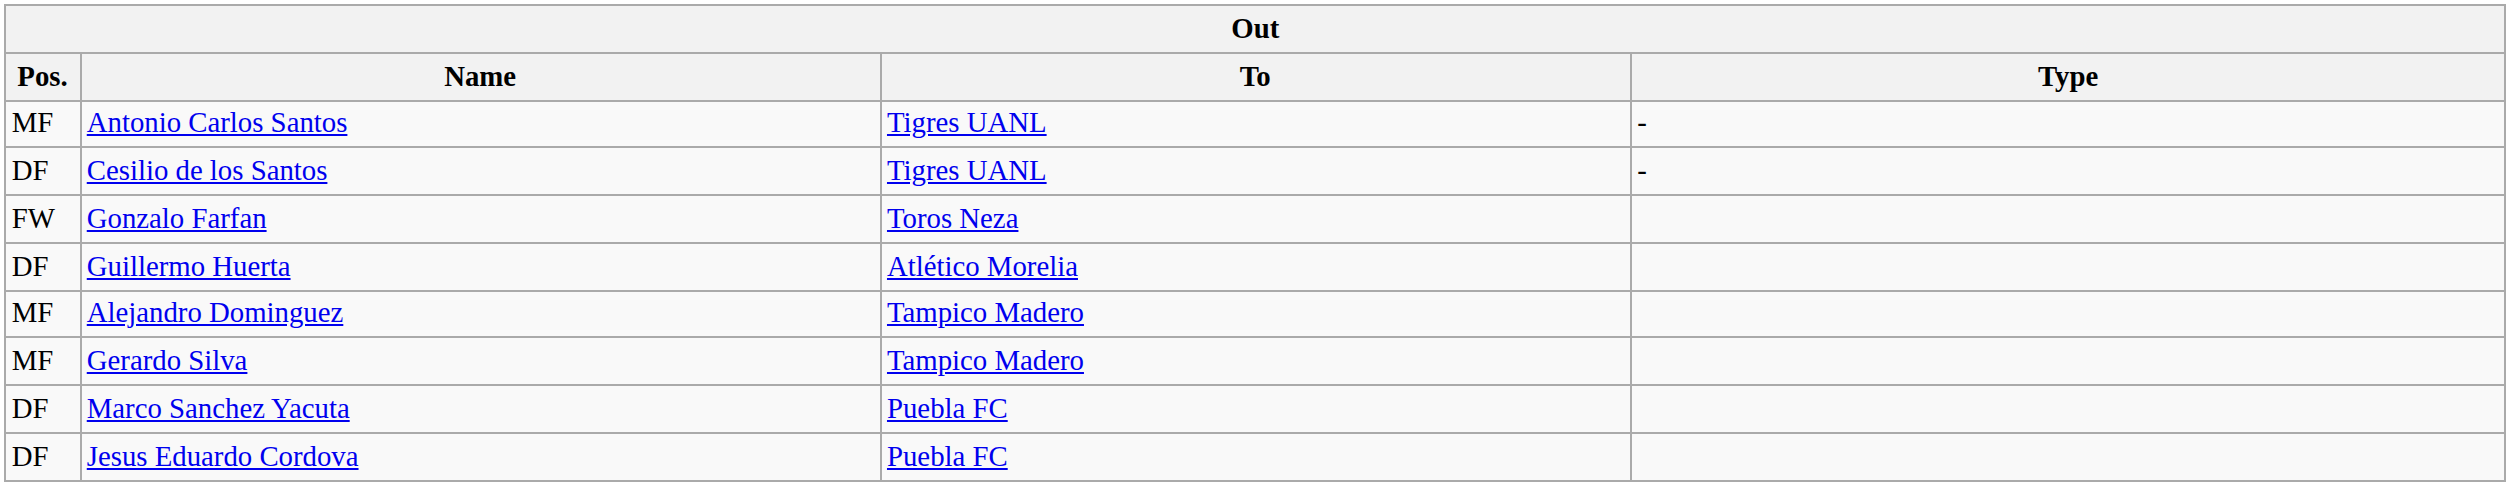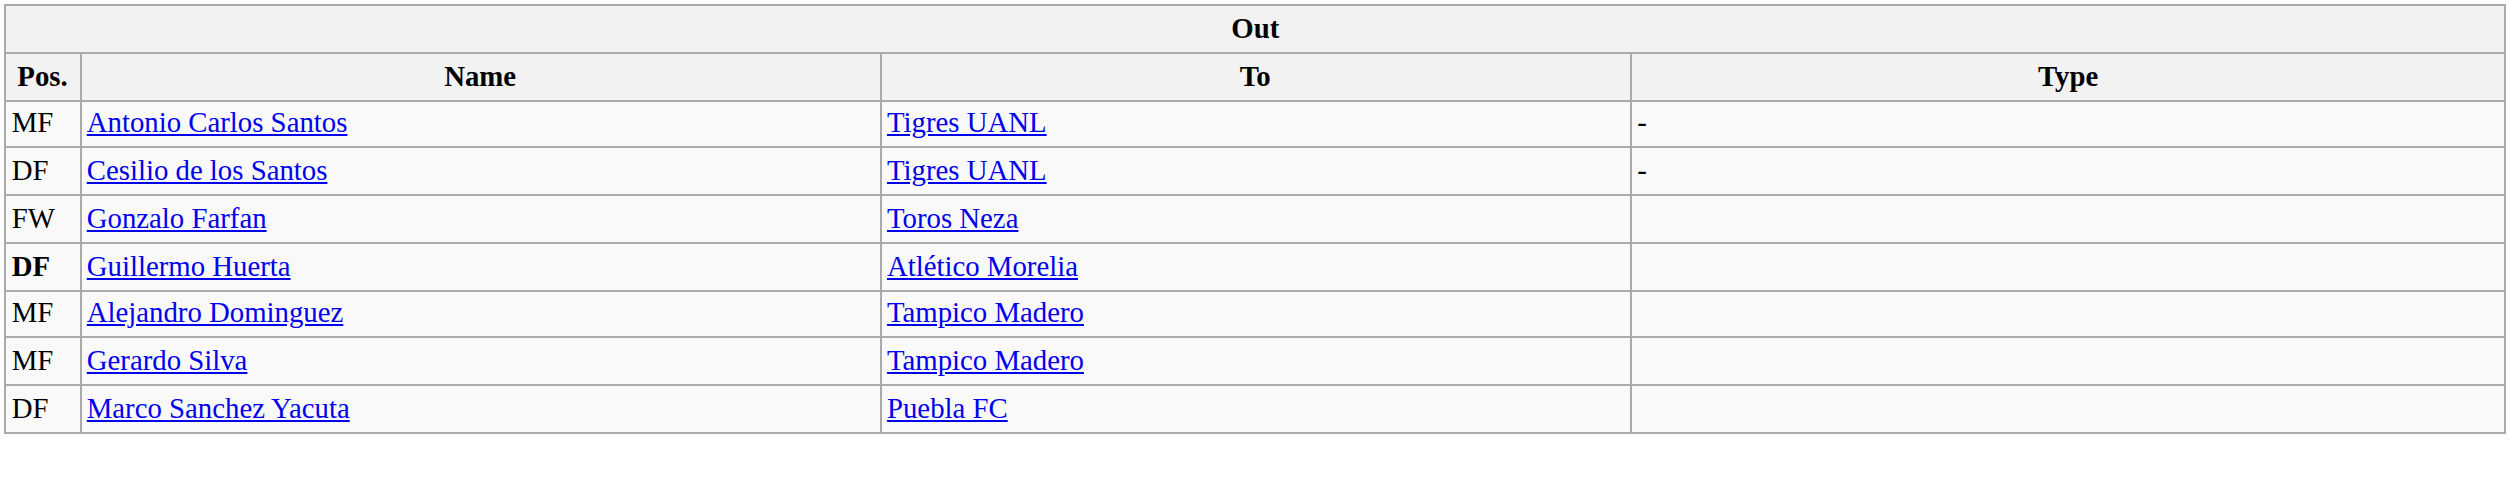(30, 266) normal -> (31, 266) bold
- row: (223, 456)
